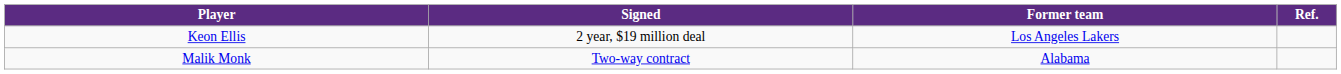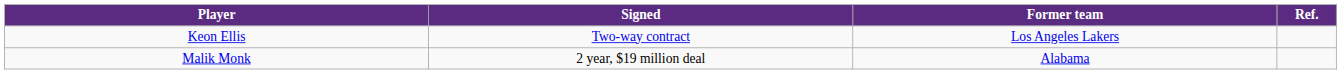(641, 36) 2 year, $19 million deal -> (641, 36) Two-way contract
(641, 58) Two-way contract -> (641, 58) 2 year, $19 million deal
